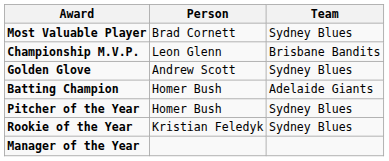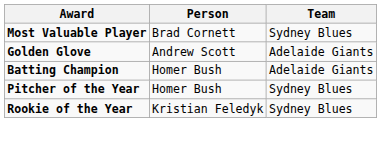- row: (73, 52)
(311, 70) Sydney Blues -> (321, 52) Adelaide Giants
- row: (73, 146)
